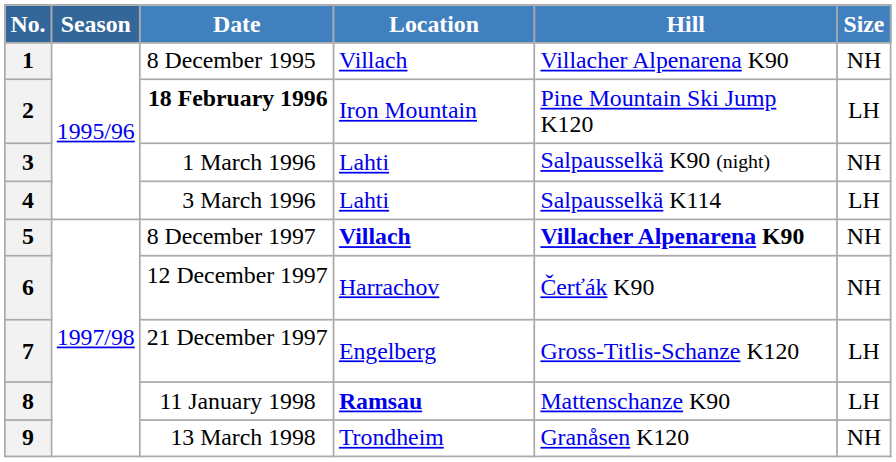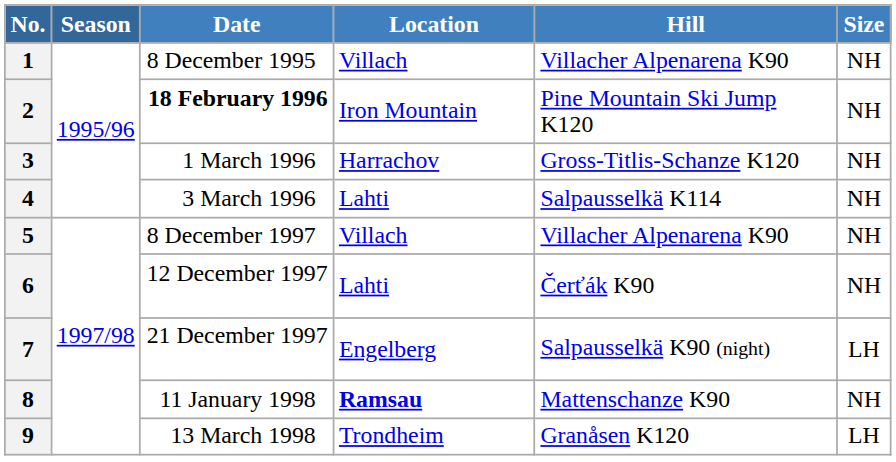(864, 111) LH -> (864, 111) NH
(364, 162) Lahti -> (389, 161) Harrachov
(655, 161) Salpausselkä K90 (night) -> (670, 161) Gross-Titlis-Schanze K120
(864, 200) LH -> (864, 198) NH
(375, 237) bold -> (373, 235) normal
(672, 237) bold -> (665, 235) normal
(389, 287) Harrachov -> (364, 285) Lahti
(670, 350) Gross-Titlis-Schanze K120 -> (655, 348) Salpausselkä K90 (night)
(864, 400) LH -> (864, 399) NH
(864, 438) NH -> (864, 436) LH
